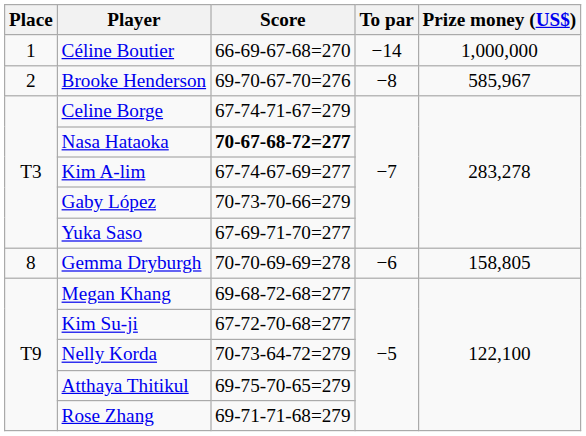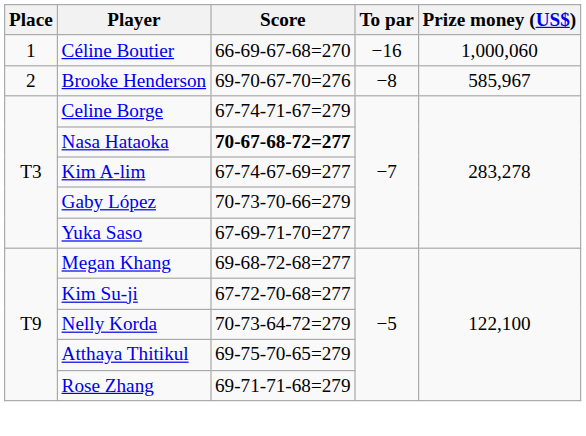(387, 50) −14 -> (387, 50) −16
(499, 50) 1,000,000 -> (499, 50) 1,000,060
- row: (132, 263)
